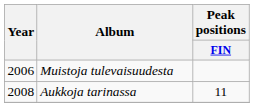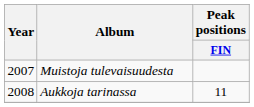(21, 70) 2006 -> (21, 70) 2007
